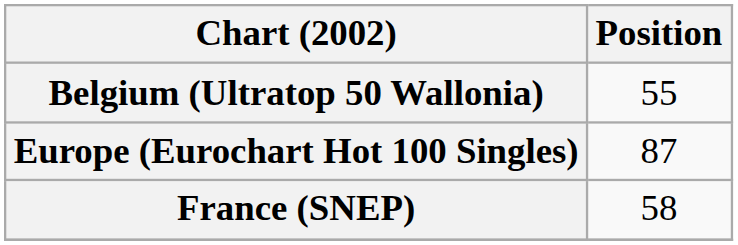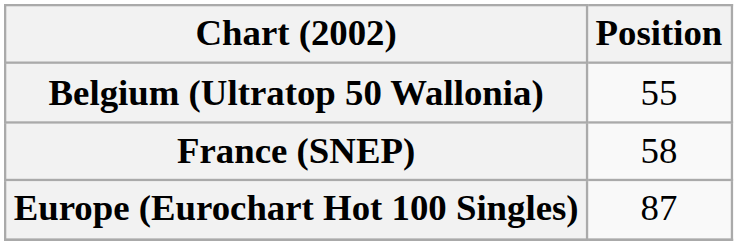rows swapped: (296, 150) <-> (296, 208)
